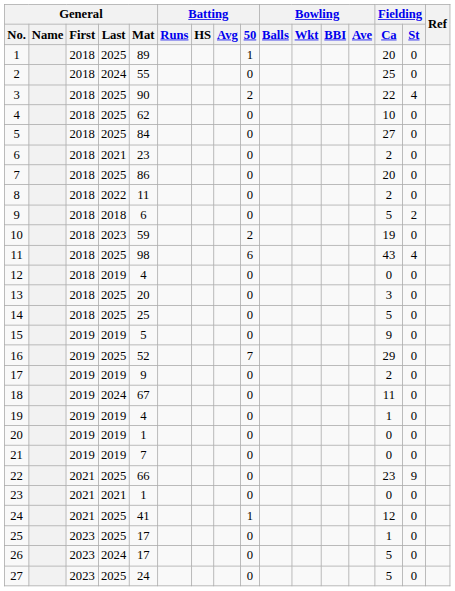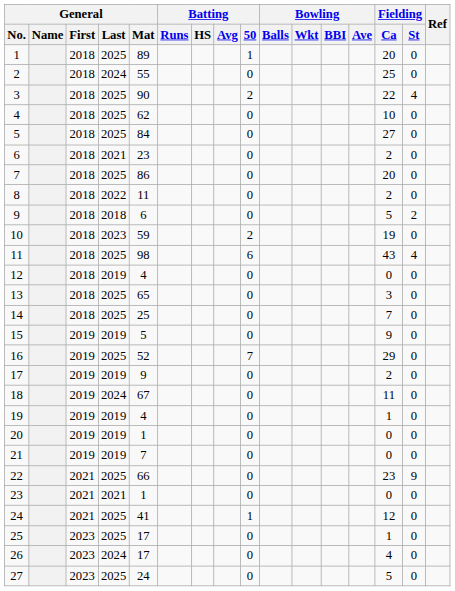(143, 295) 20 -> (143, 295) 65
(389, 315) 5 -> (389, 315) 7
(389, 555) 5 -> (389, 555) 4
